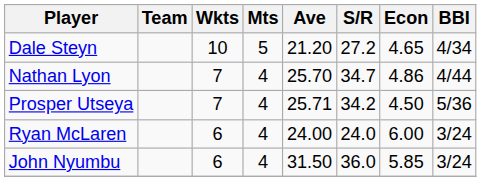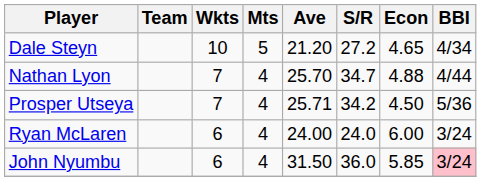(406, 76) 4.86 -> (406, 76) 4.88
(454, 162) no background -> (454, 162) pink background
